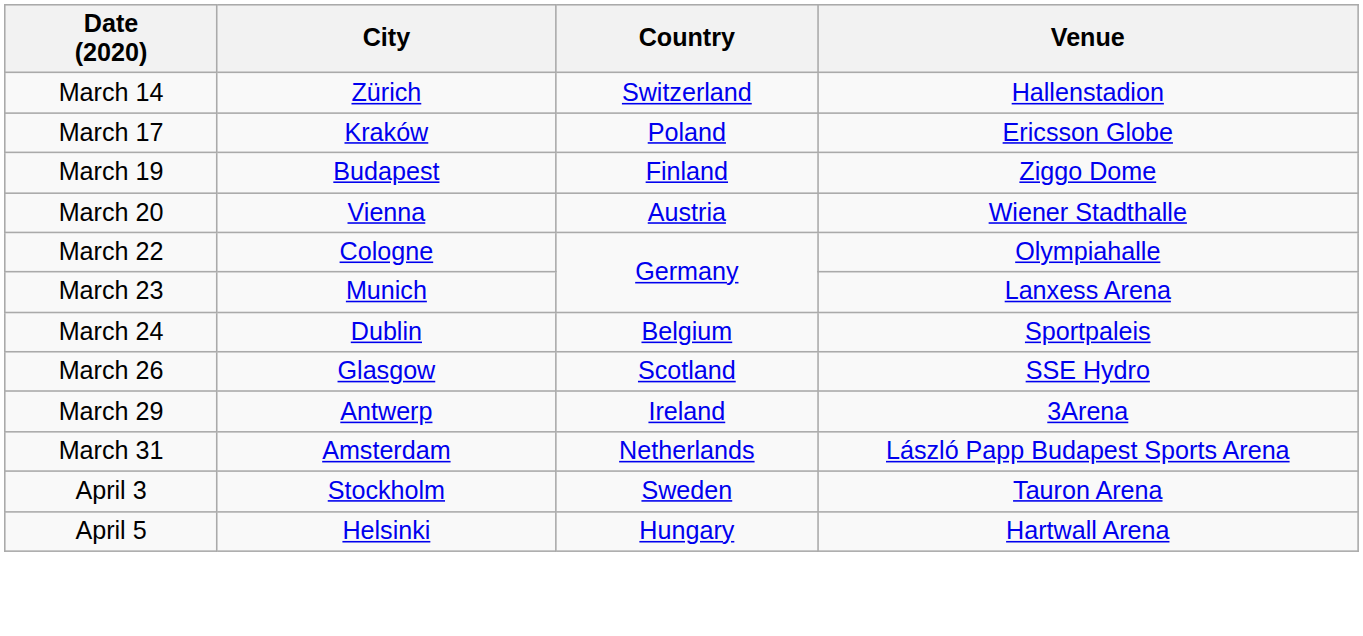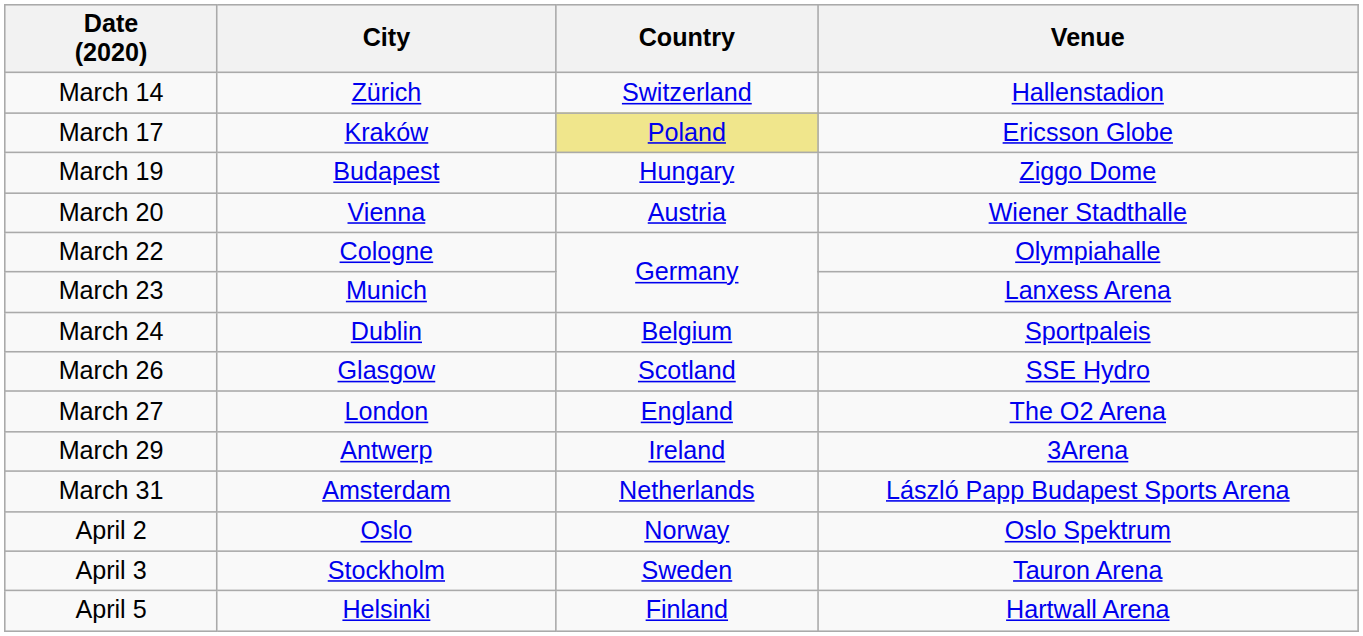(687, 132) no background -> (687, 132) khaki background
(687, 172) Finland -> (687, 172) Hungary
+ row: (111, 411)
+ row: (111, 530)
(687, 530) Hungary -> (687, 610) Finland
